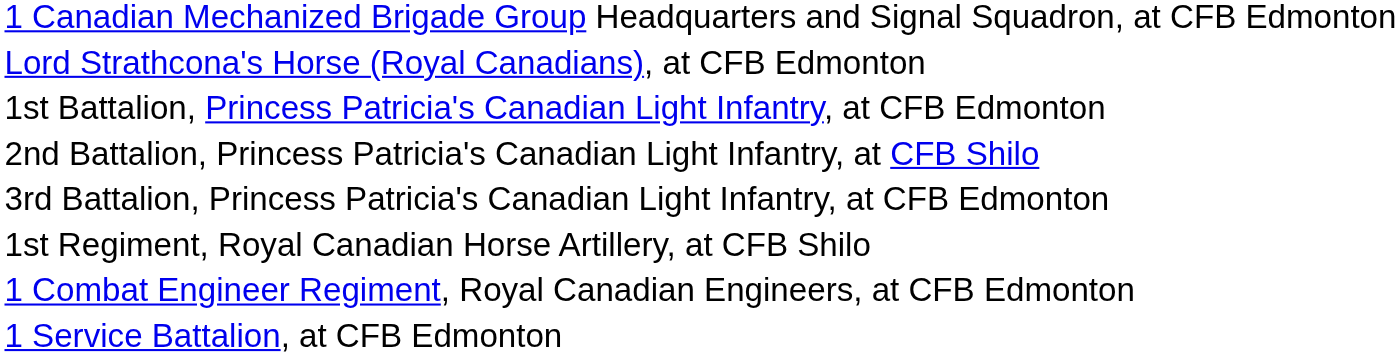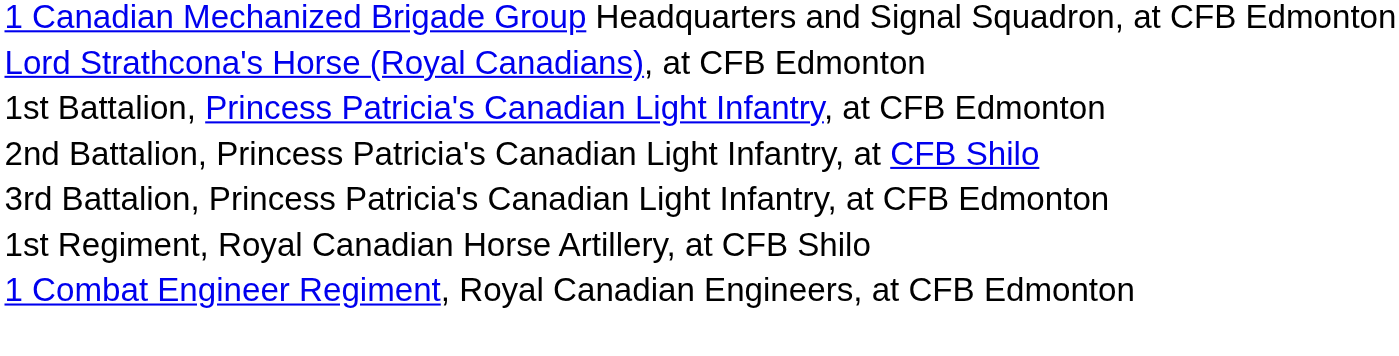- row: (283, 336)
